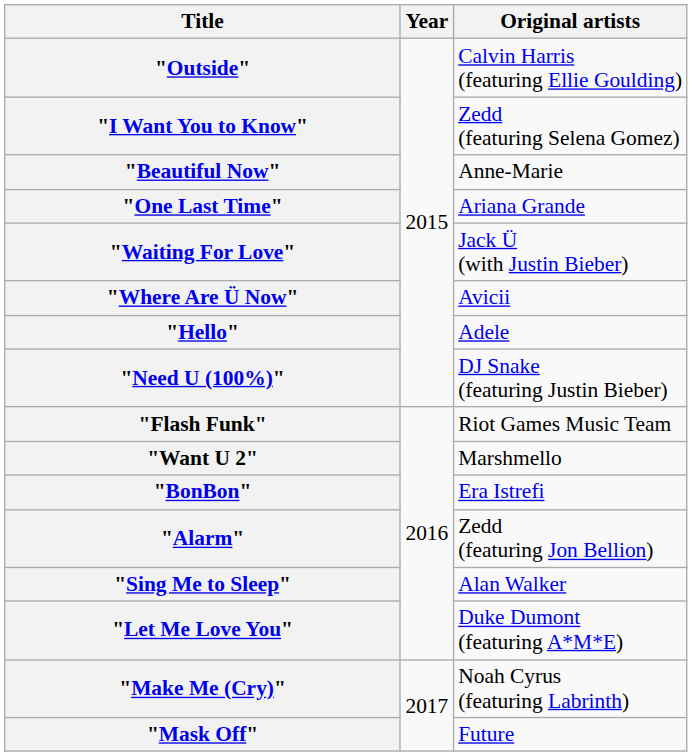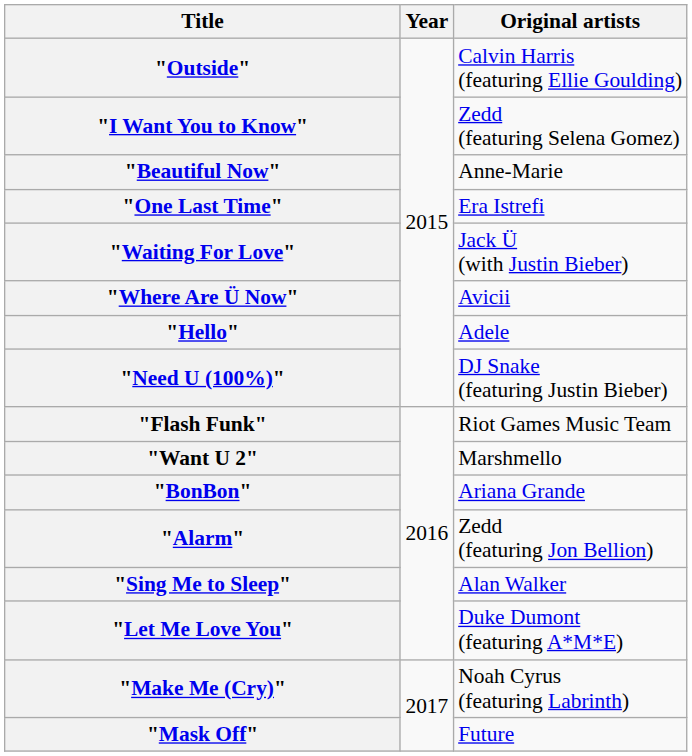(522, 205) Ariana Grande -> (501, 205) Era Istrefi
(501, 492) Era Istrefi -> (522, 492) Ariana Grande
